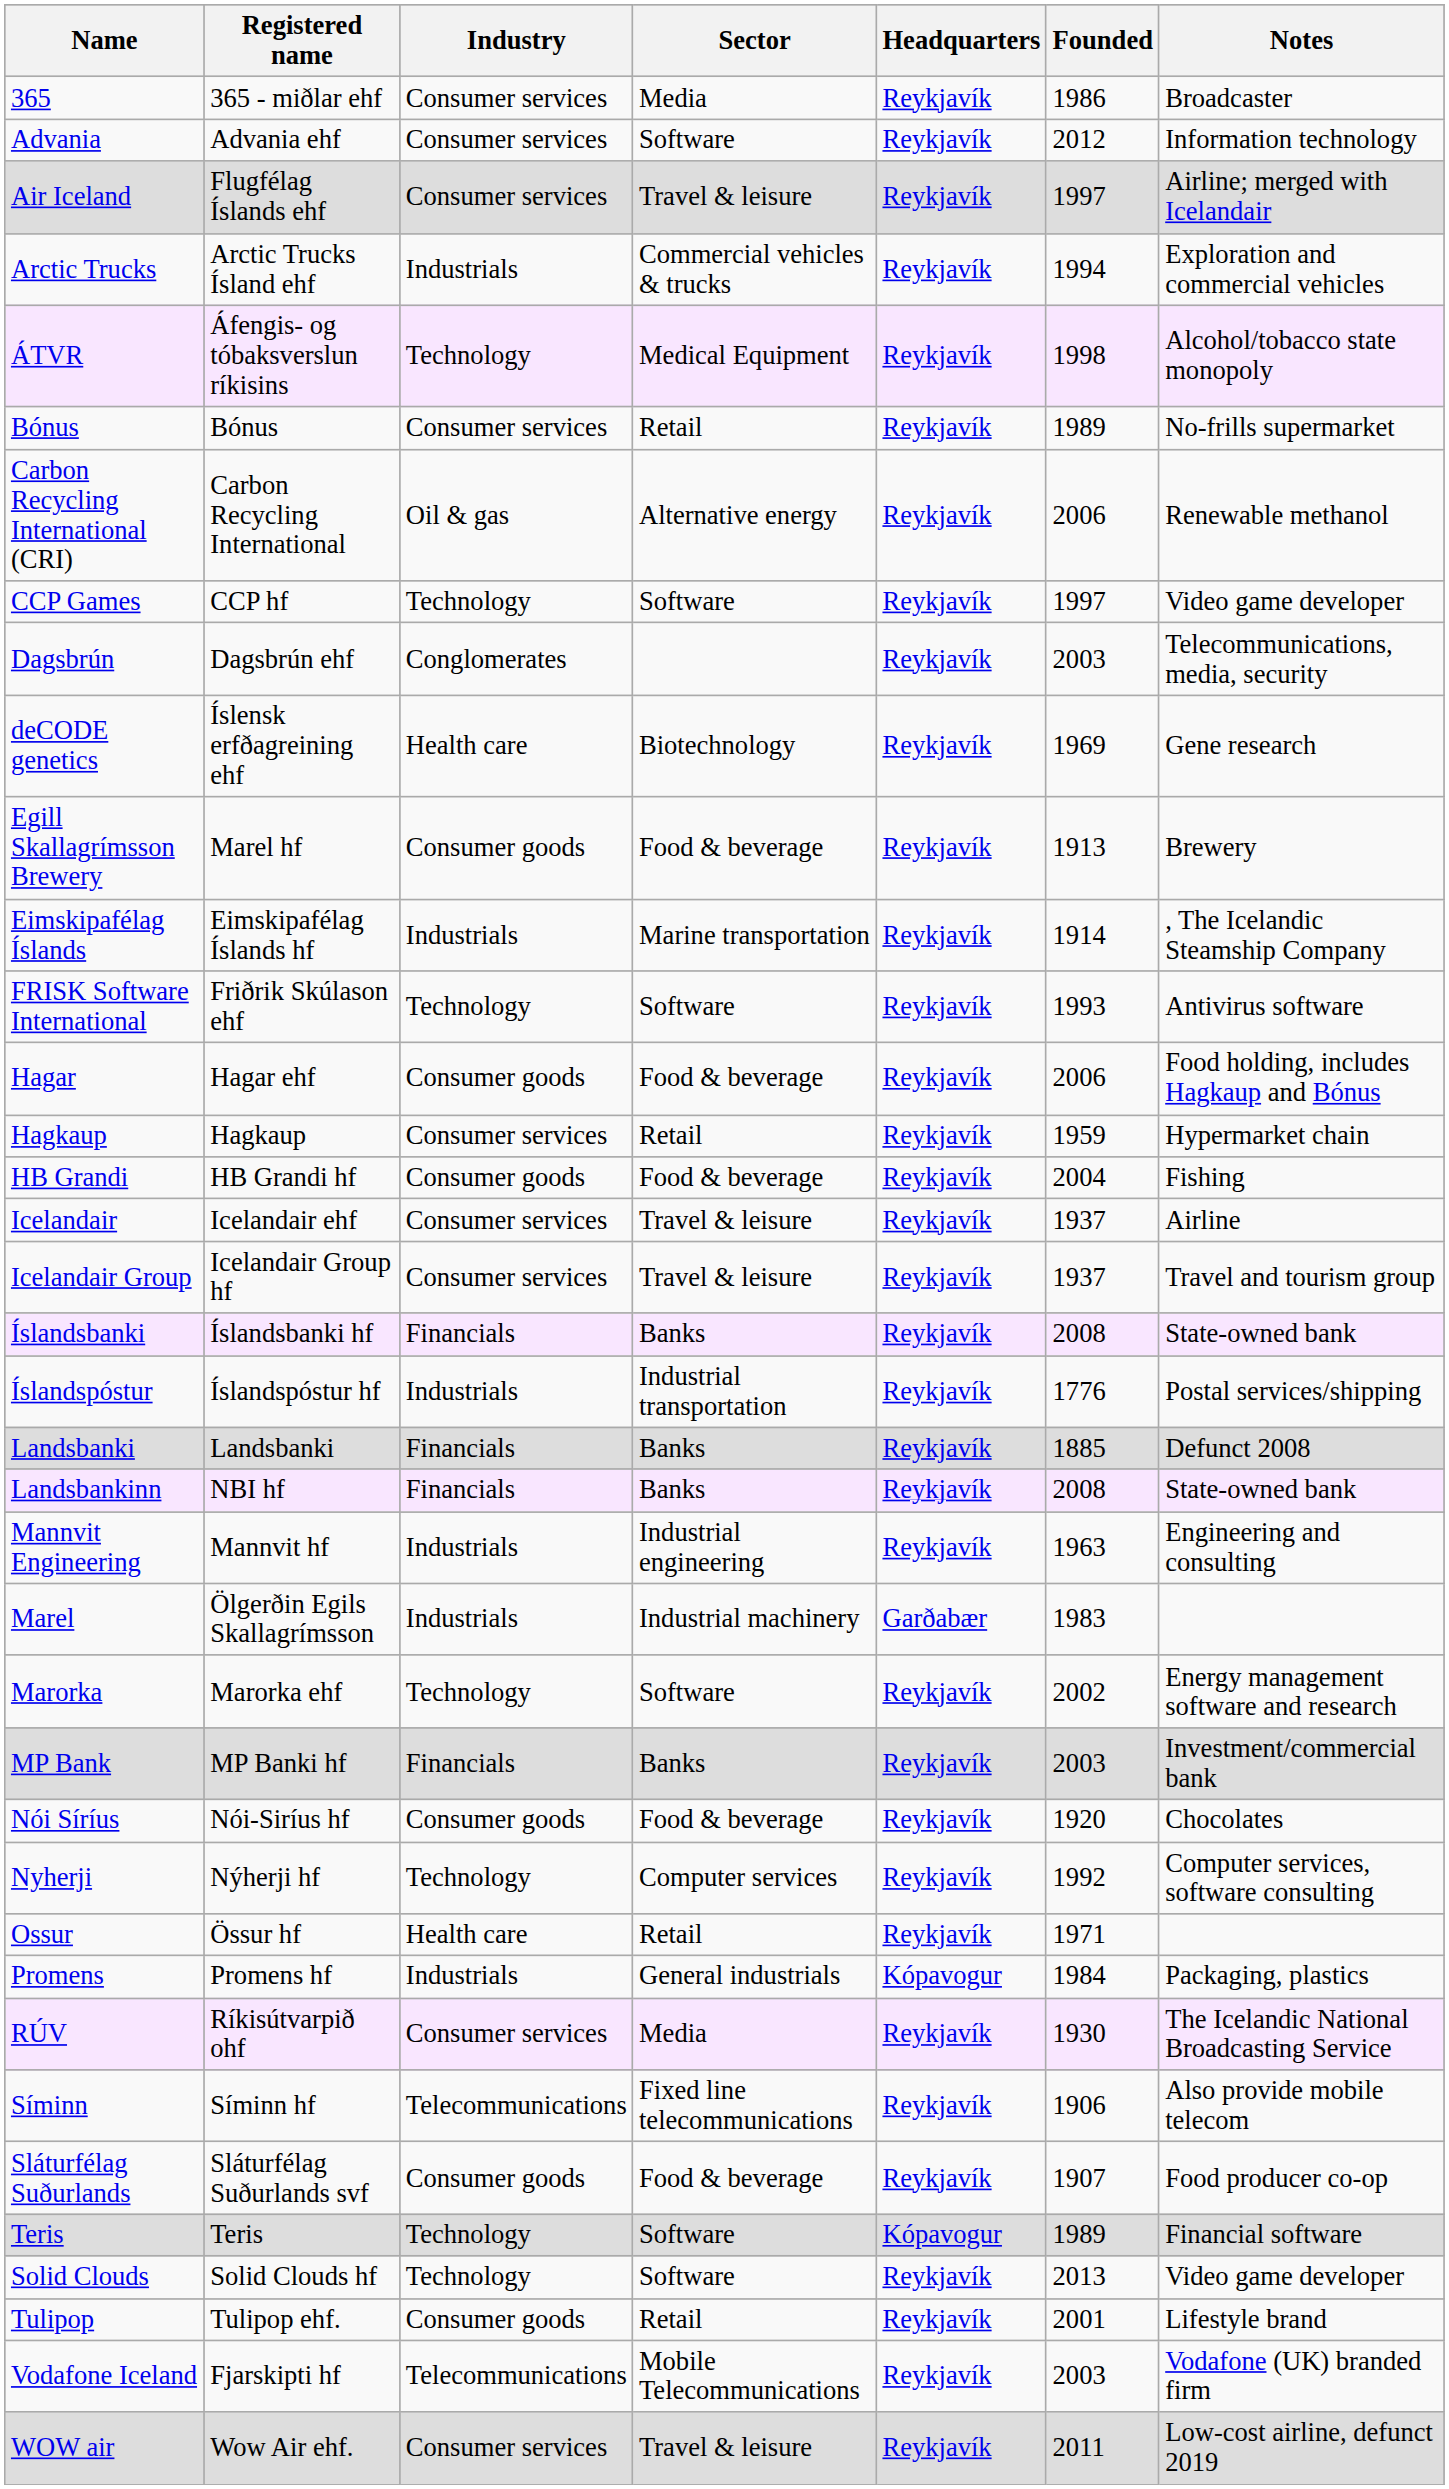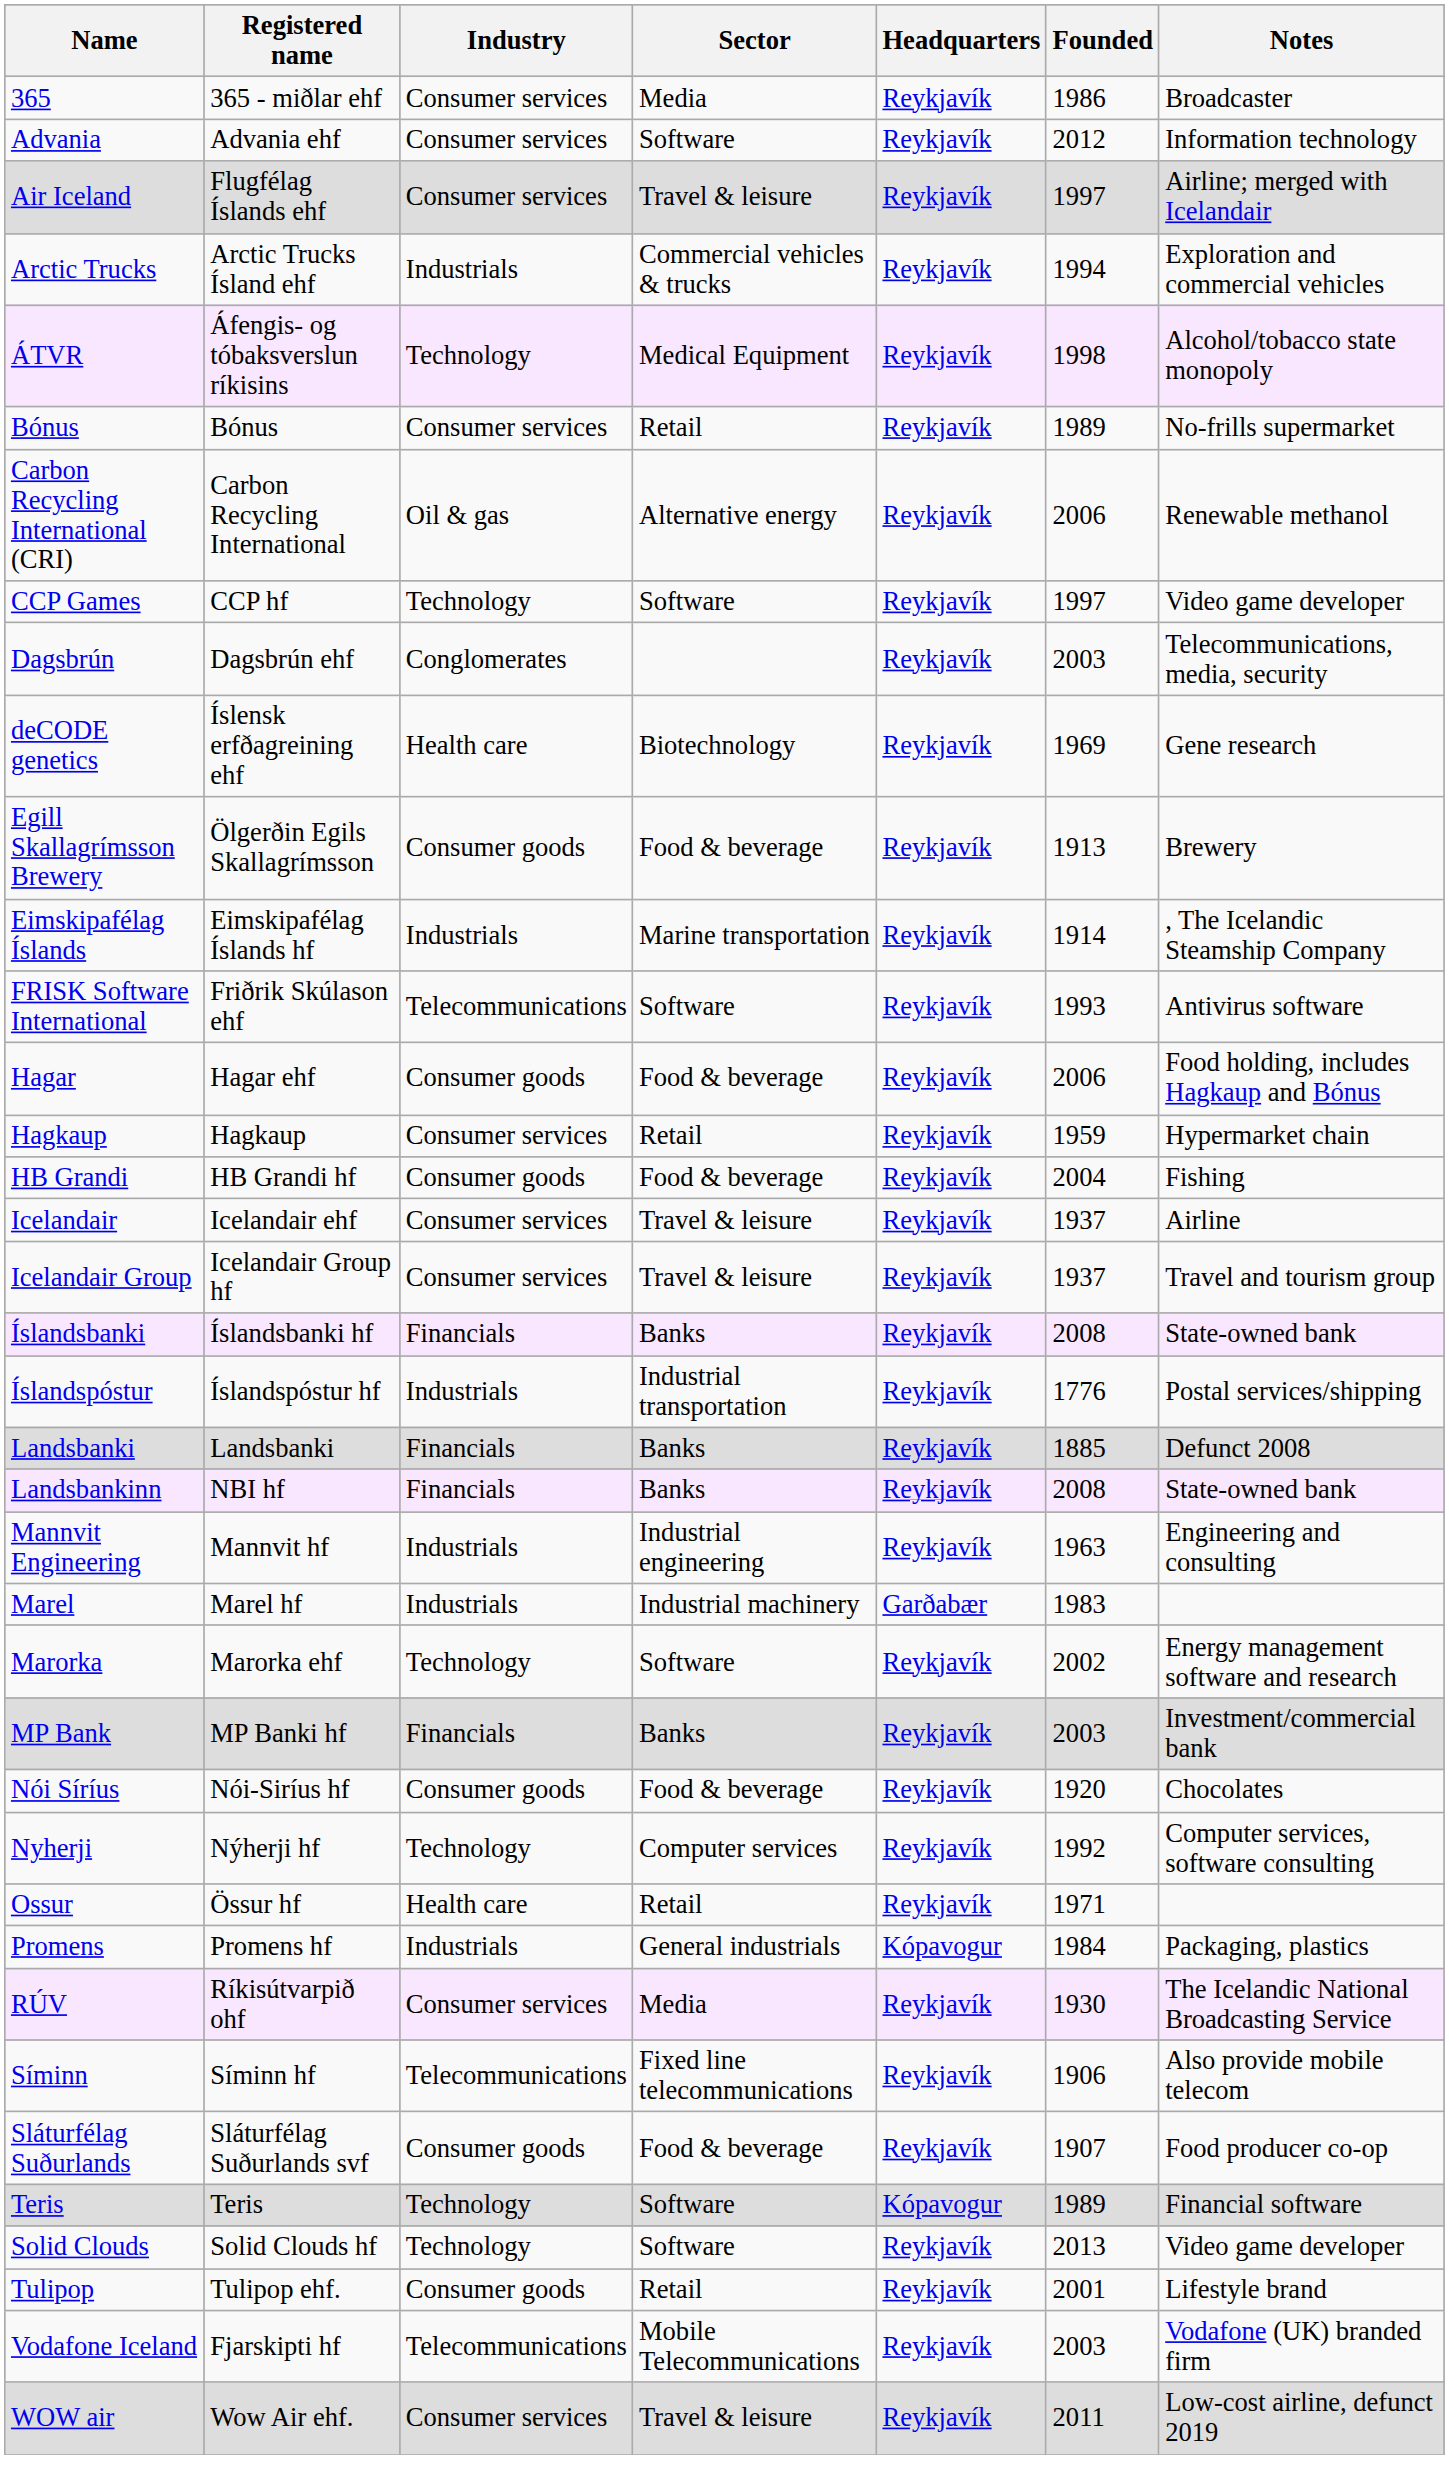(256, 847) Marel hf -> (292, 847) Ölgerðin Egils Skallagrímsson
(468, 1006) Technology -> (516, 1006) Telecommunications
(292, 1619) Ölgerðin Egils Skallagrímsson -> (256, 1604) Marel hf
